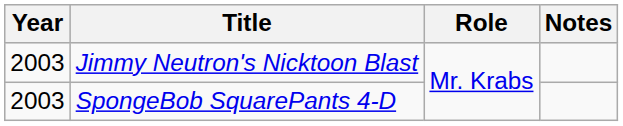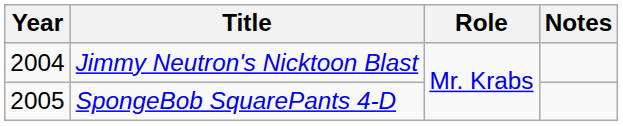(37, 62) 2003 -> (37, 62) 2004
(37, 100) 2003 -> (37, 100) 2005
